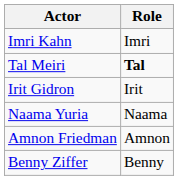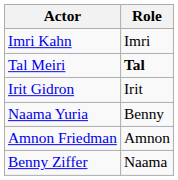(146, 114) Naama -> (144, 114) Benny
(144, 162) Benny -> (146, 162) Naama
